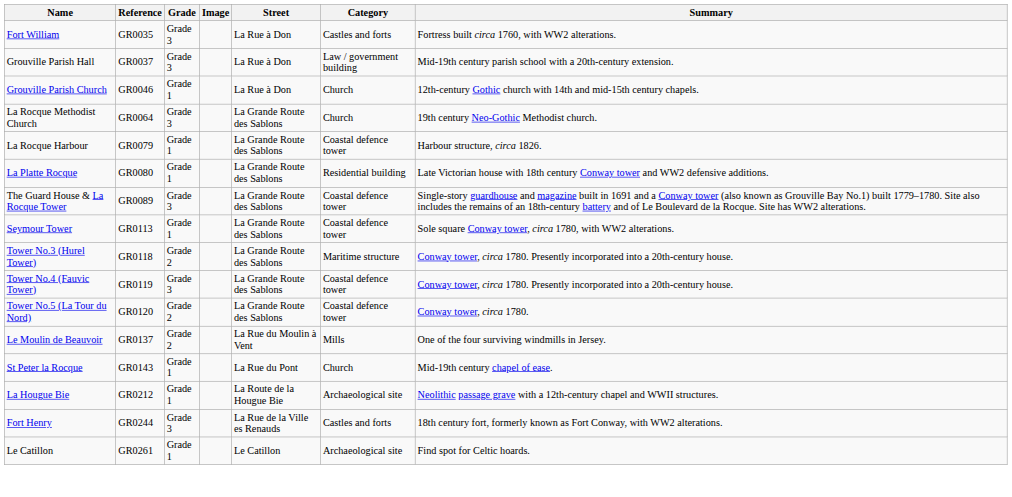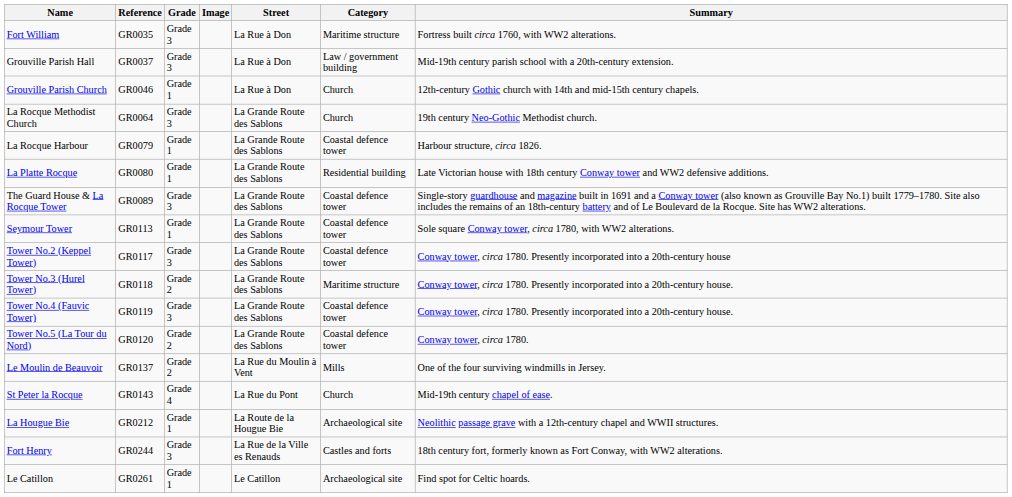(357, 34) Castles and forts -> (361, 34) Maritime structure
+ row: (49, 256)
(179, 367) Grade 1 -> (179, 395) Grade 4
